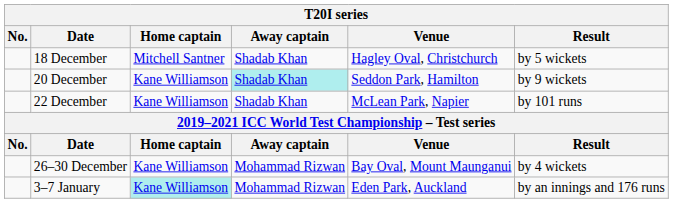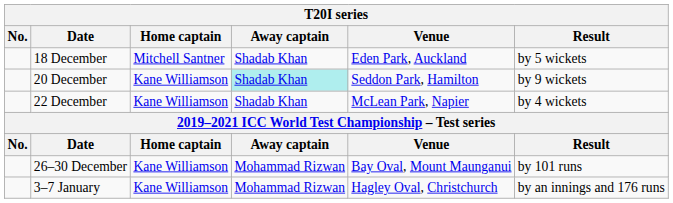(424, 58) Hagley Oval, Christchurch -> (409, 58) Eden Park, Auckland
(550, 101) by 101 runs -> (552, 101) by 4 wickets
(552, 166) by 4 wickets -> (550, 166) by 101 runs
(181, 187) paleturquoise background -> (181, 187) no background
(409, 187) Eden Park, Auckland -> (424, 187) Hagley Oval, Christchurch
